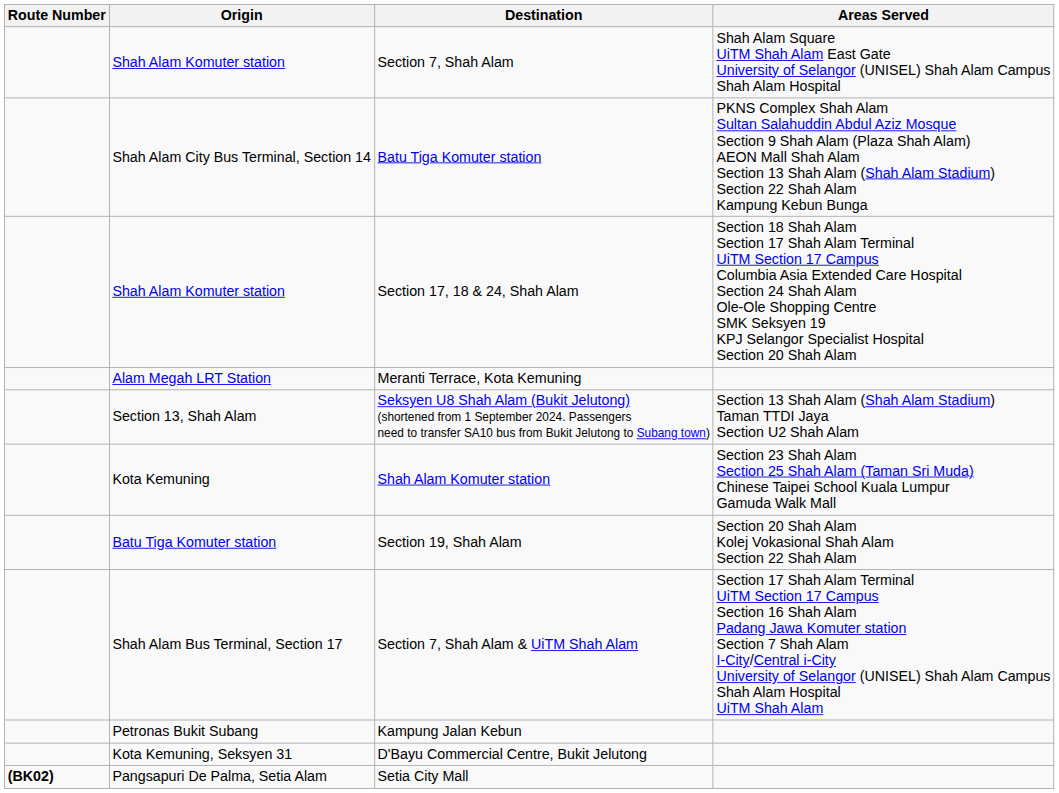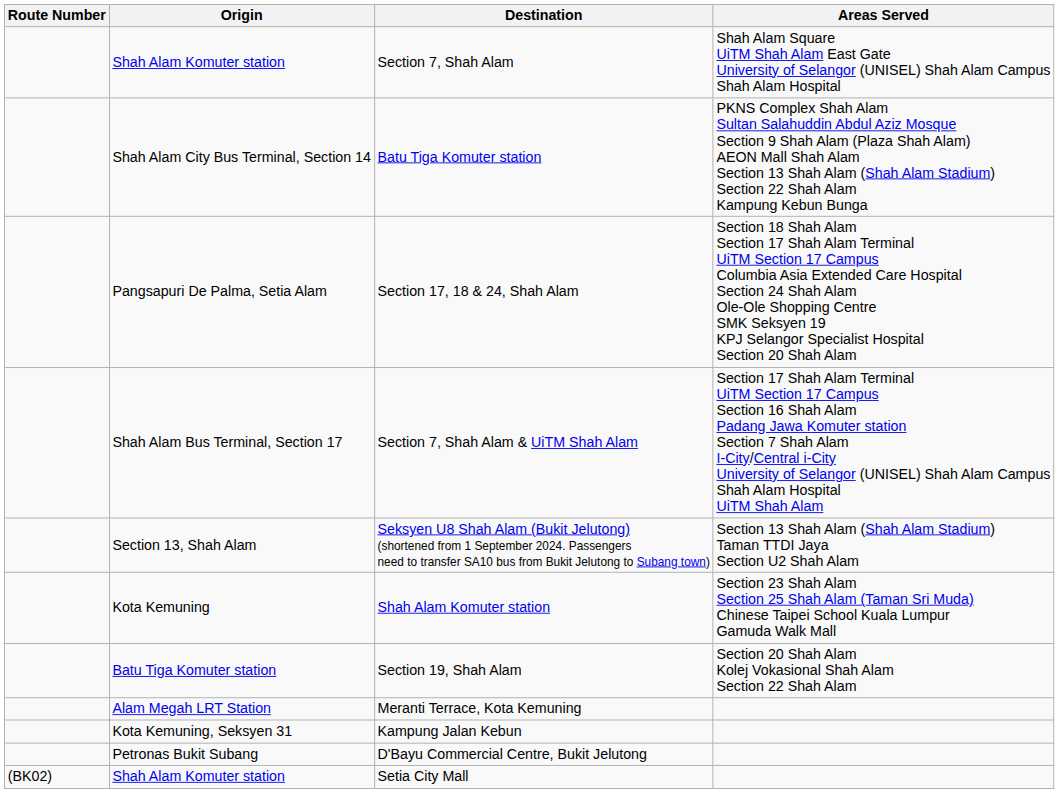(199, 291) Shah Alam Komuter station -> (220, 291) Pangsapuri De Palma, Setia Alam
rows swapped: (508, 645) <-> (479, 378)
(185, 731) Petronas Bukit Subang -> (202, 731) Kota Kemuning, Seksyen 31
(202, 754) Kota Kemuning, Seksyen 31 -> (185, 754) Petronas Bukit Subang
(31, 776) bold -> (30, 776) normal
(220, 776) Pangsapuri De Palma, Setia Alam -> (199, 776) Shah Alam Komuter station
